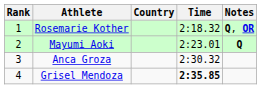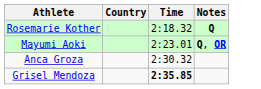- column: (18, 12)
(240, 28) Q, OR -> (211, 28) Q
(240, 44) Q -> (211, 44) Q, OR
